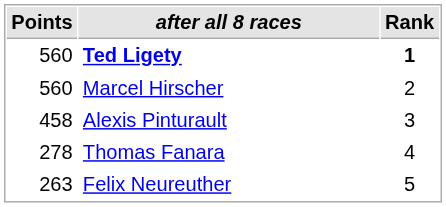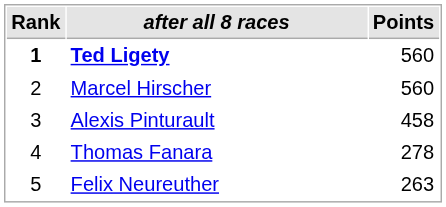columns swapped: (410, 22) <-> (42, 22)
